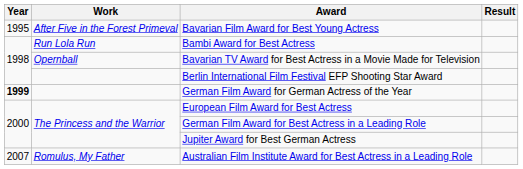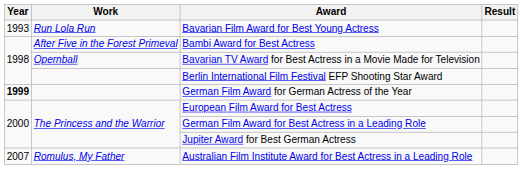(18, 28) 1995 -> (18, 28) 1993
(106, 28) After Five in the Forest Primeval -> (65, 28) Run Lola Run
(65, 44) Run Lola Run -> (106, 44) After Five in the Forest Primeval
